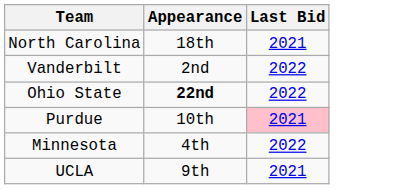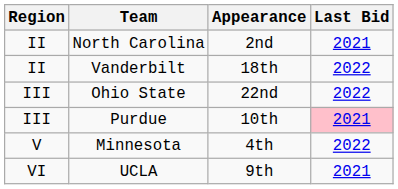+ column: (37, 17)
(195, 43) 18th -> (259, 43) 2nd
(195, 69) 2nd -> (259, 69) 18th
(195, 94) bold -> (259, 94) normal
